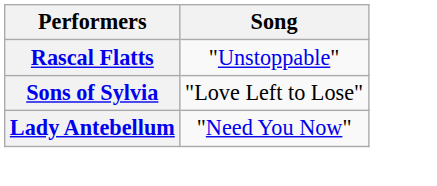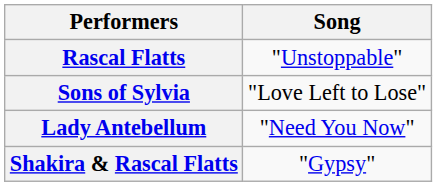+ row: (124, 163)
